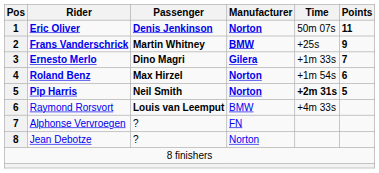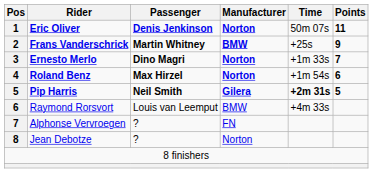(243, 60) Gilera -> (239, 60) Norton
(245, 92) Norton -> (237, 92) Gilera
(179, 108) bold -> (175, 108) normal
